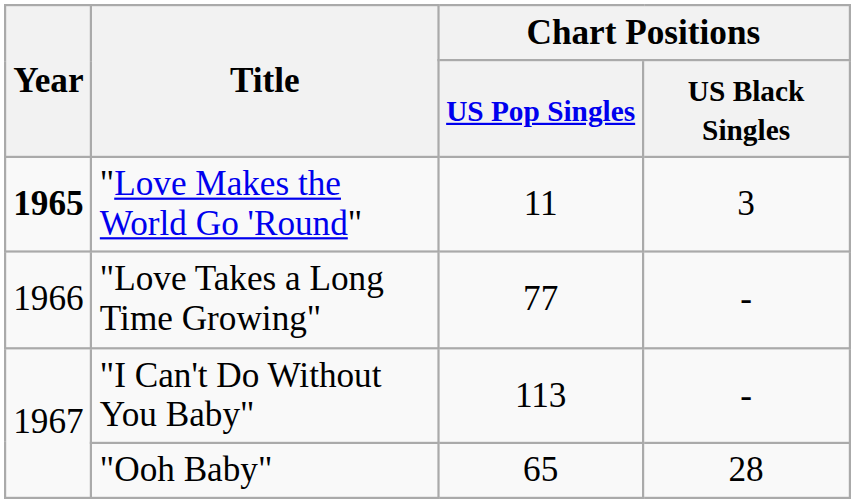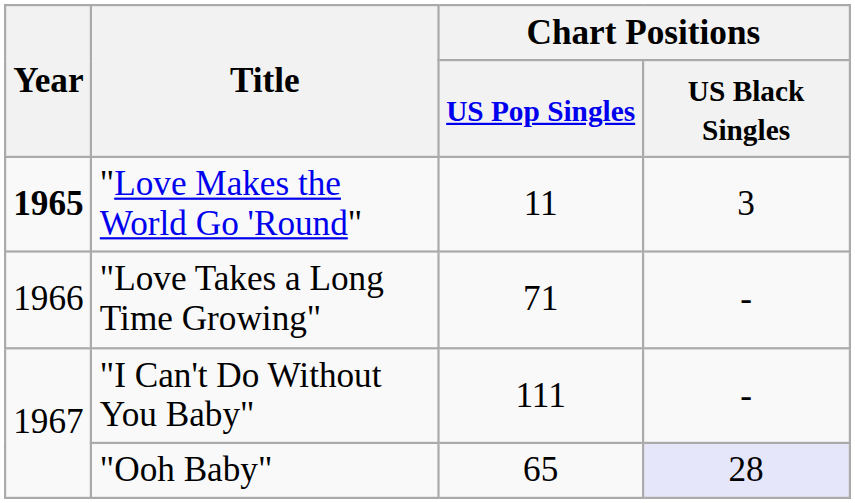(541, 298) 77 -> (541, 298) 71
(541, 394) 113 -> (541, 394) 111
(746, 469) no background -> (746, 469) lavender background
